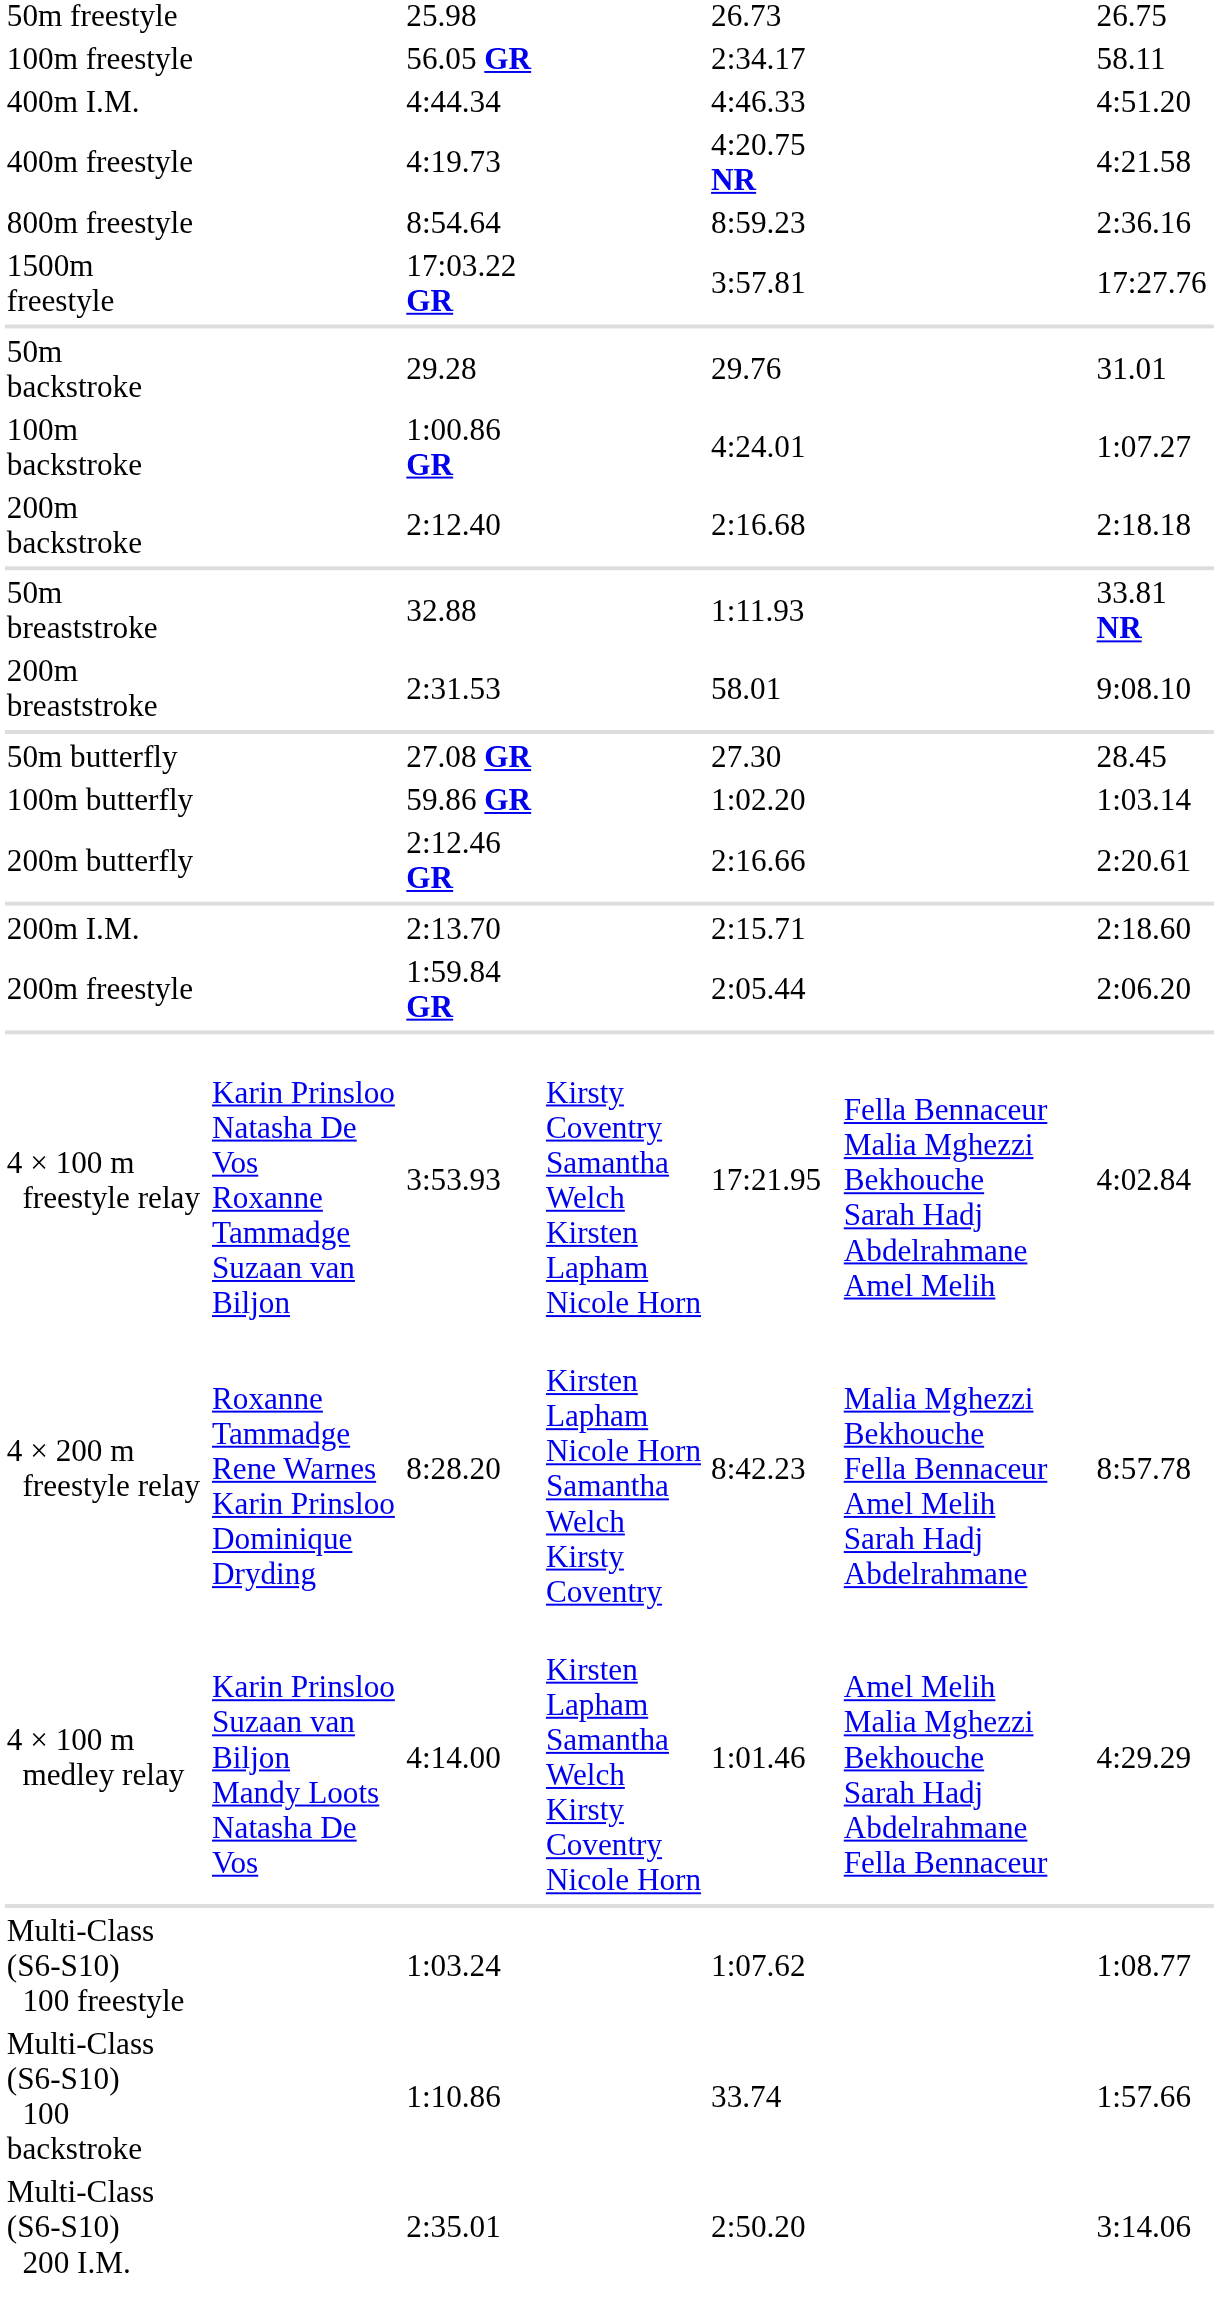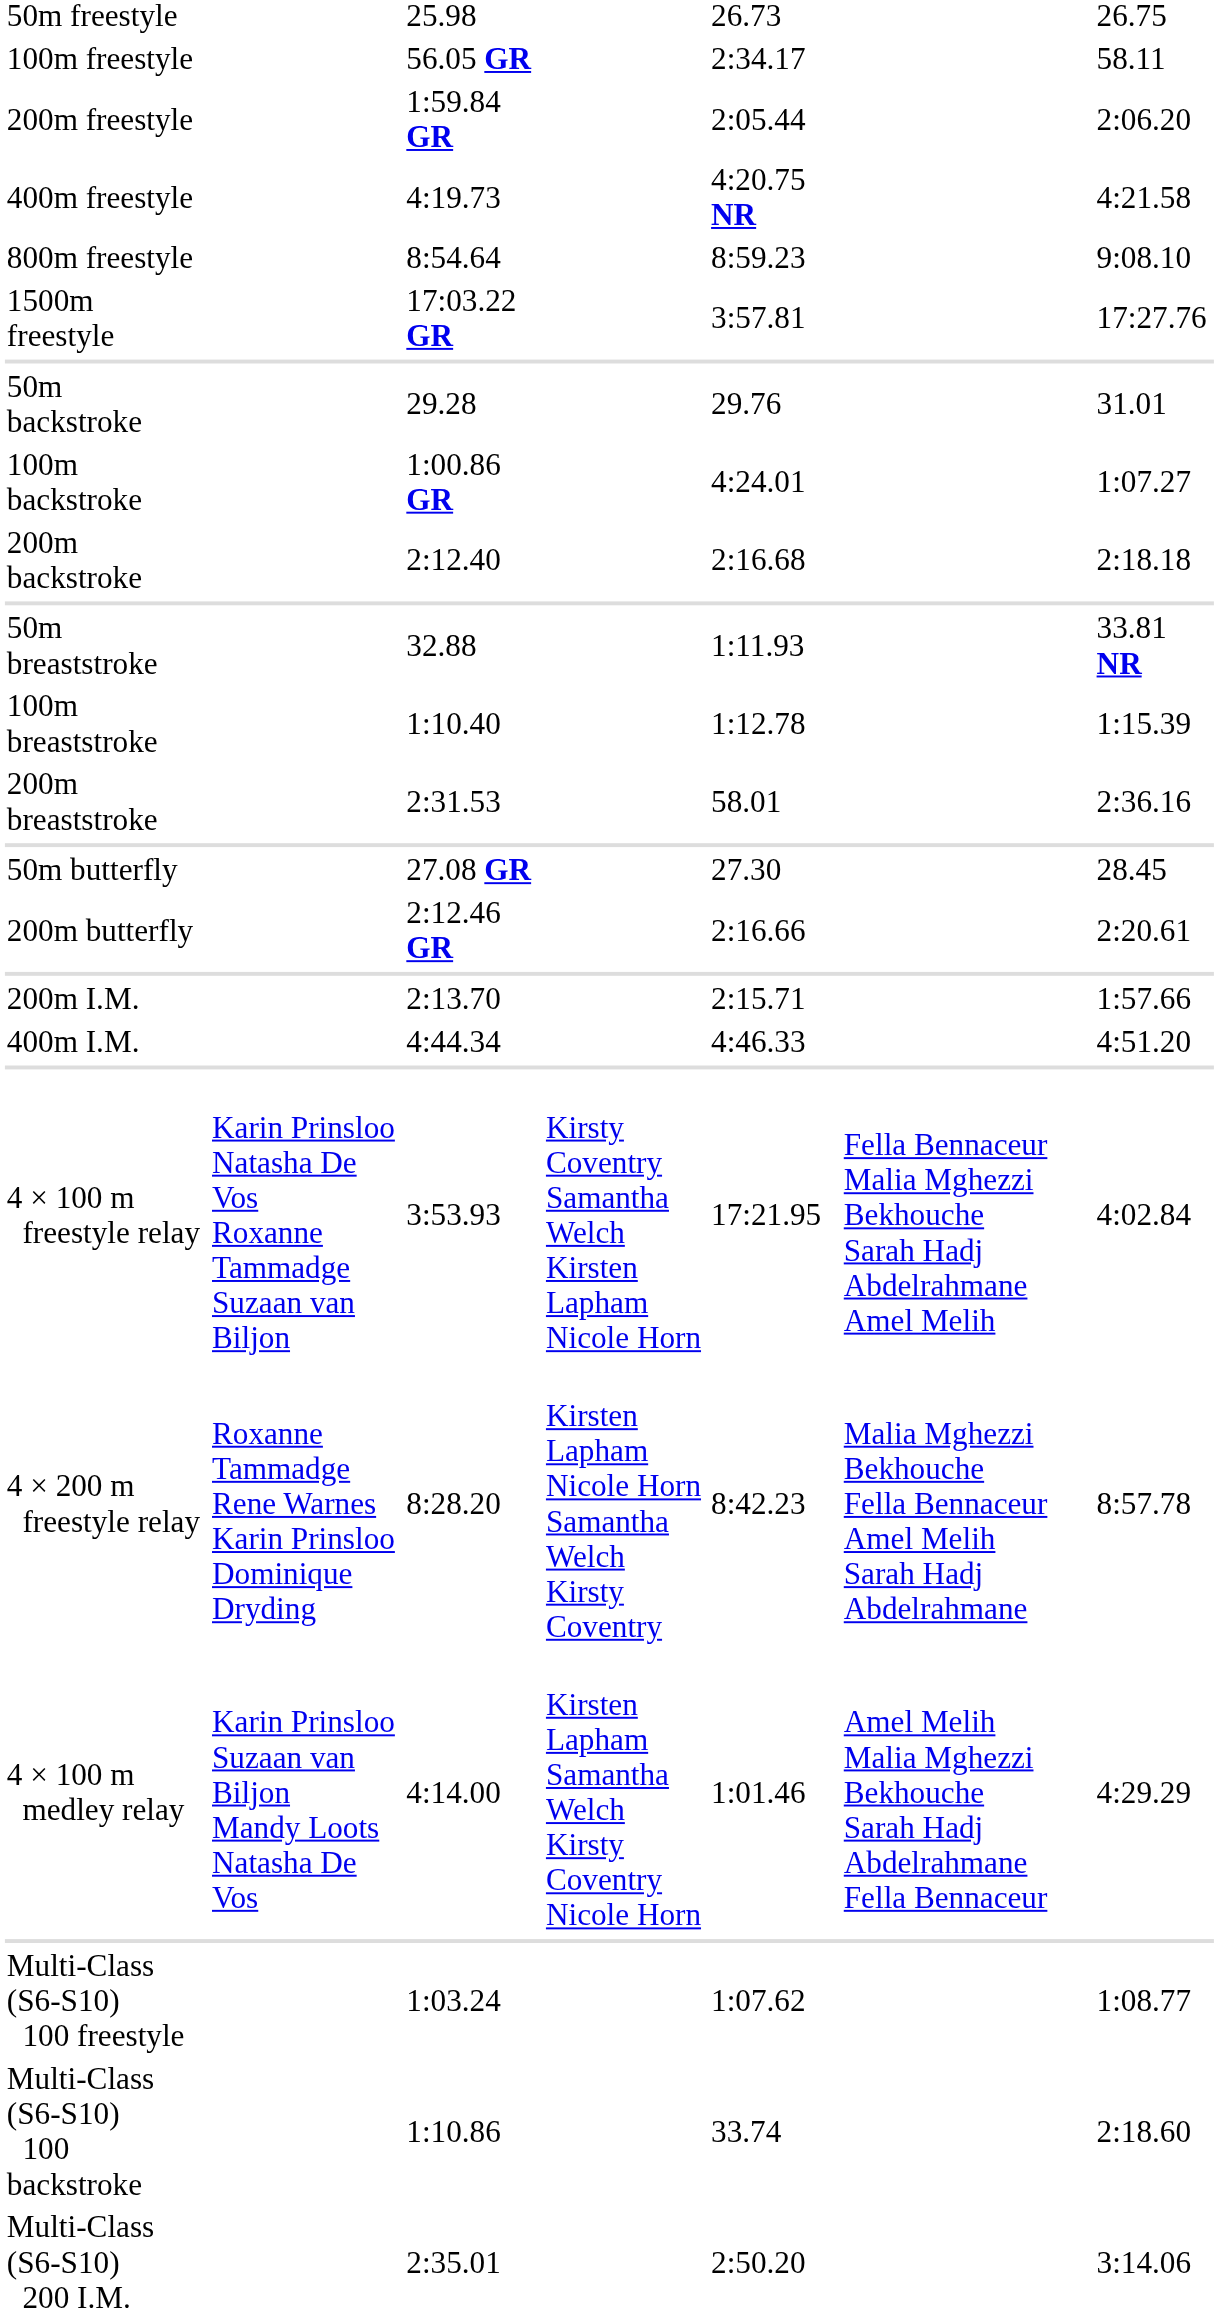rows swapped: (100, 988) <-> (73, 101)
(1144, 222) 2:36.16 -> (1144, 257) 9:08.10
+ row: (82, 723)
(1144, 688) 9:08.10 -> (1144, 801) 2:36.16
- row: (100, 799)
(1144, 928) 2:18.60 -> (1144, 998) 1:57.66
(1144, 2096) 1:57.66 -> (1144, 2131) 2:18.60
